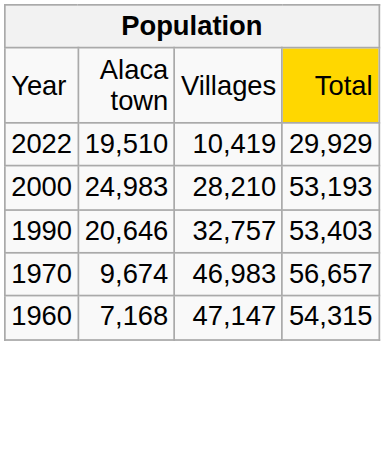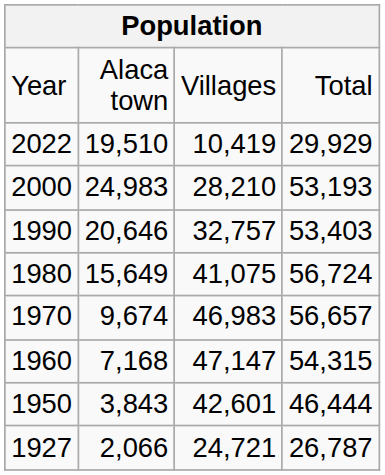(344, 84) gold background -> (344, 84) no background
+ row: (42, 273)
+ row: (42, 404)
+ row: (42, 447)
